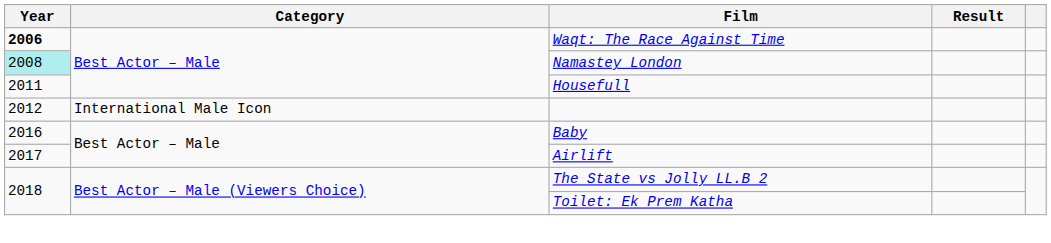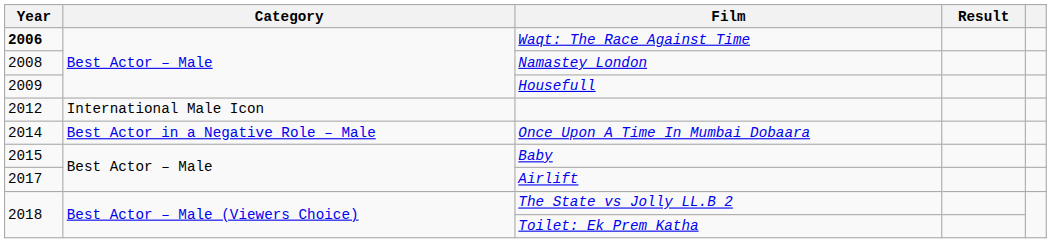(25, 63) paleturquoise background -> (25, 63) no background
(25, 86) 2011 -> (25, 86) 2009
+ row: (664, 133)
(25, 133) 2016 -> (25, 156) 2015
